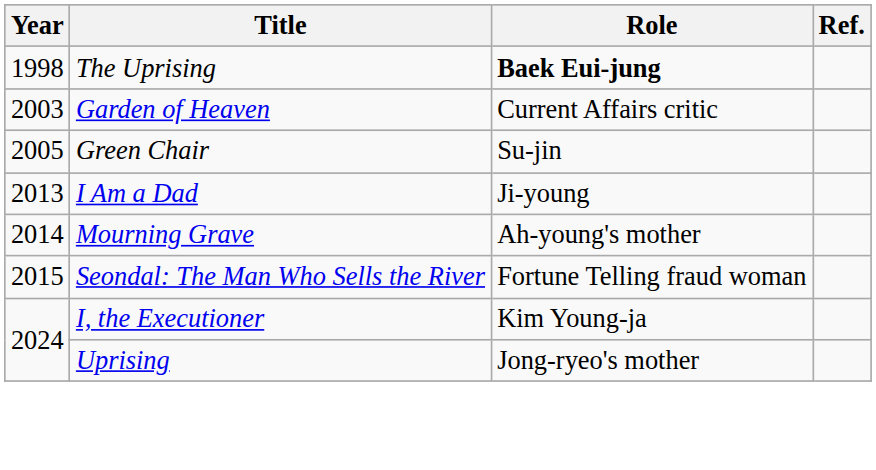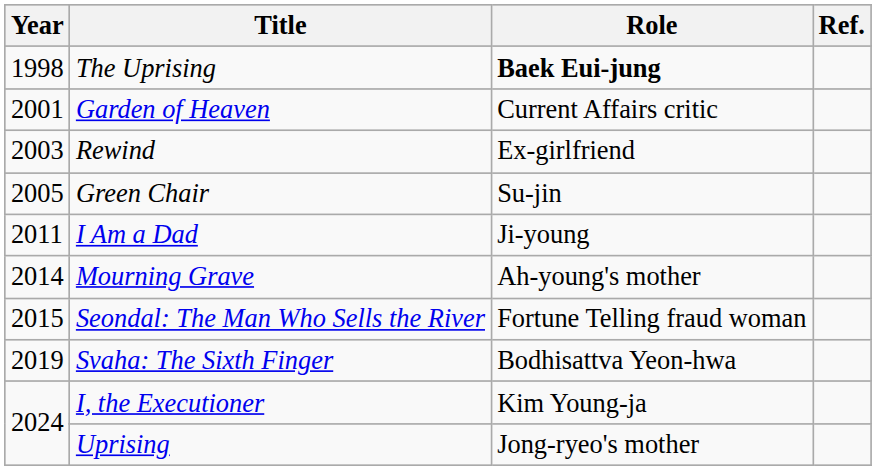(37, 109) 2003 -> (37, 109) 2001
+ row: (115, 151)
(37, 192) 2013 -> (37, 234) 2011
+ row: (205, 360)
